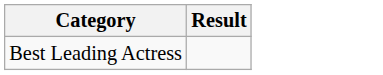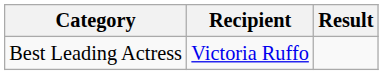+ column: (250, 20)
